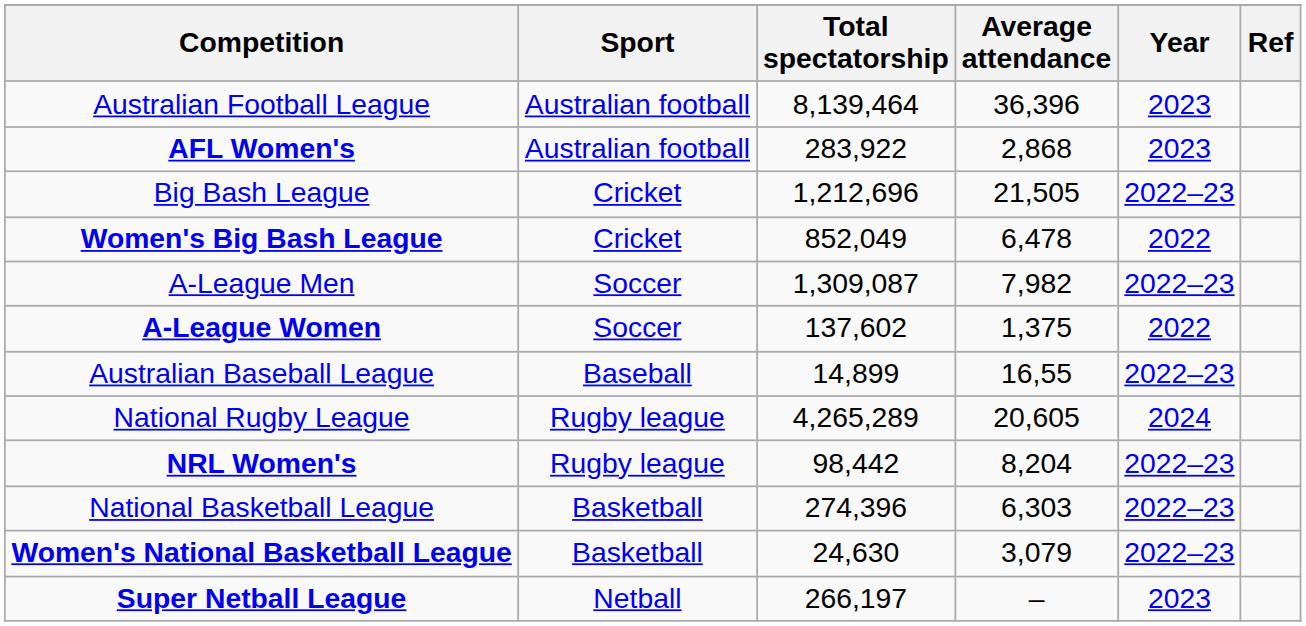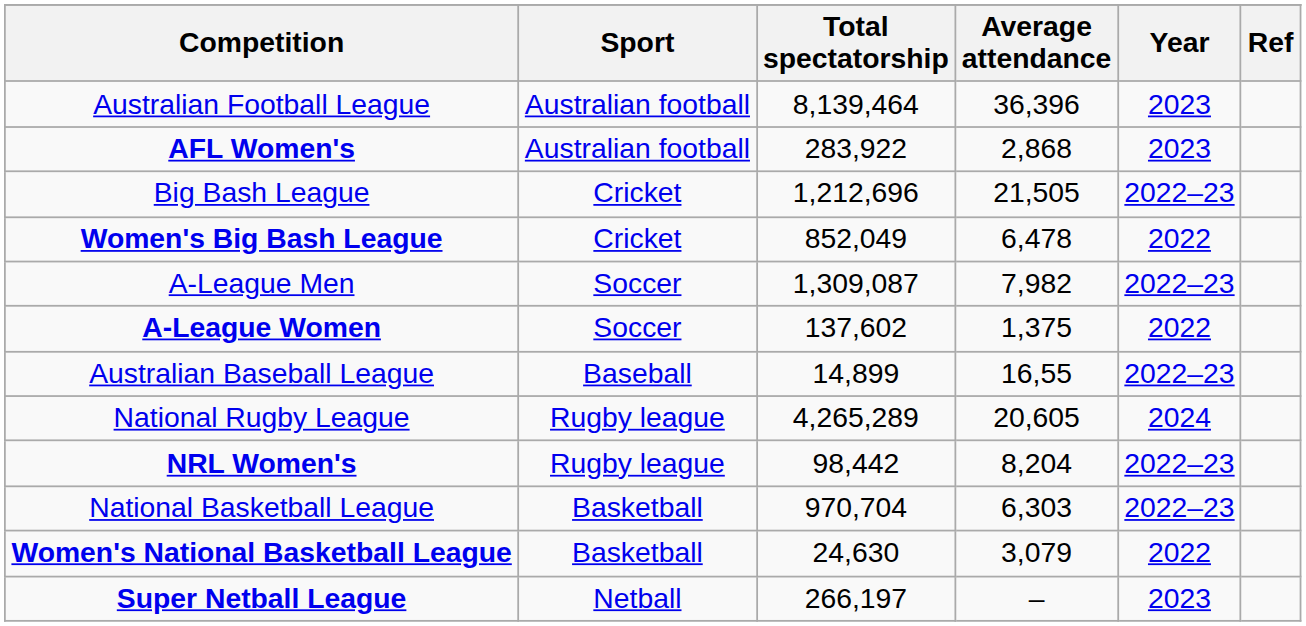(856, 507) 274,396 -> (856, 507) 970,704
(1179, 552) 2022–23 -> (1179, 552) 2022
